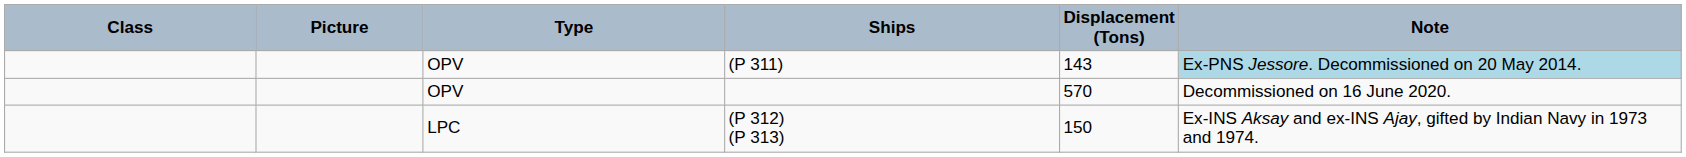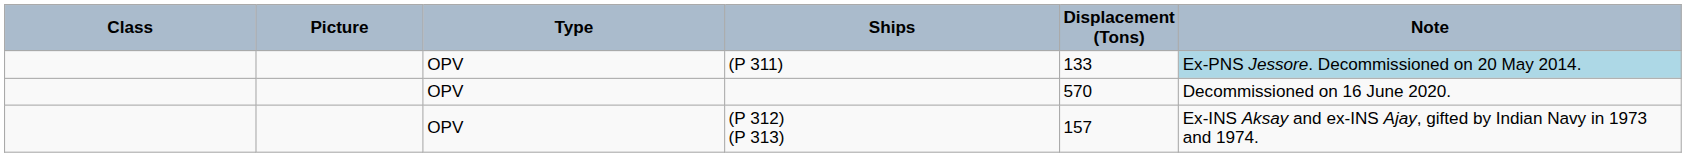(1078, 64) 143 -> (1078, 64) 133
(444, 128) LPC -> (445, 128) OPV
(1078, 128) 150 -> (1078, 128) 157
